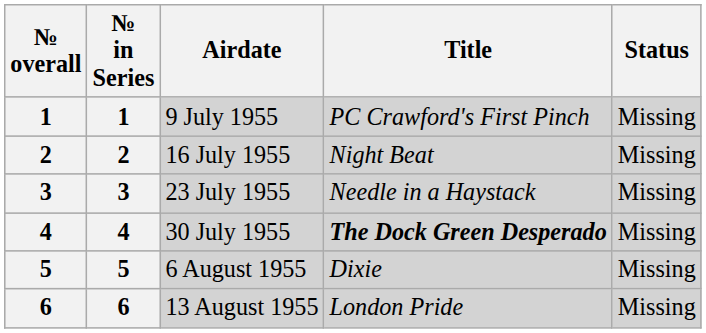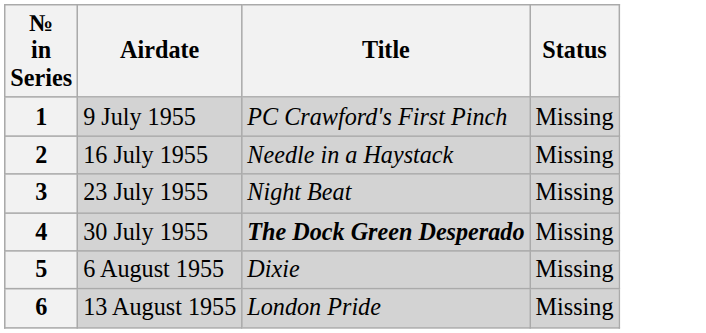- column: (46, 50)
(382, 154) Night Beat -> (350, 154) Needle in a Haystack
(433, 192) Needle in a Haystack -> (299, 192) Night Beat
